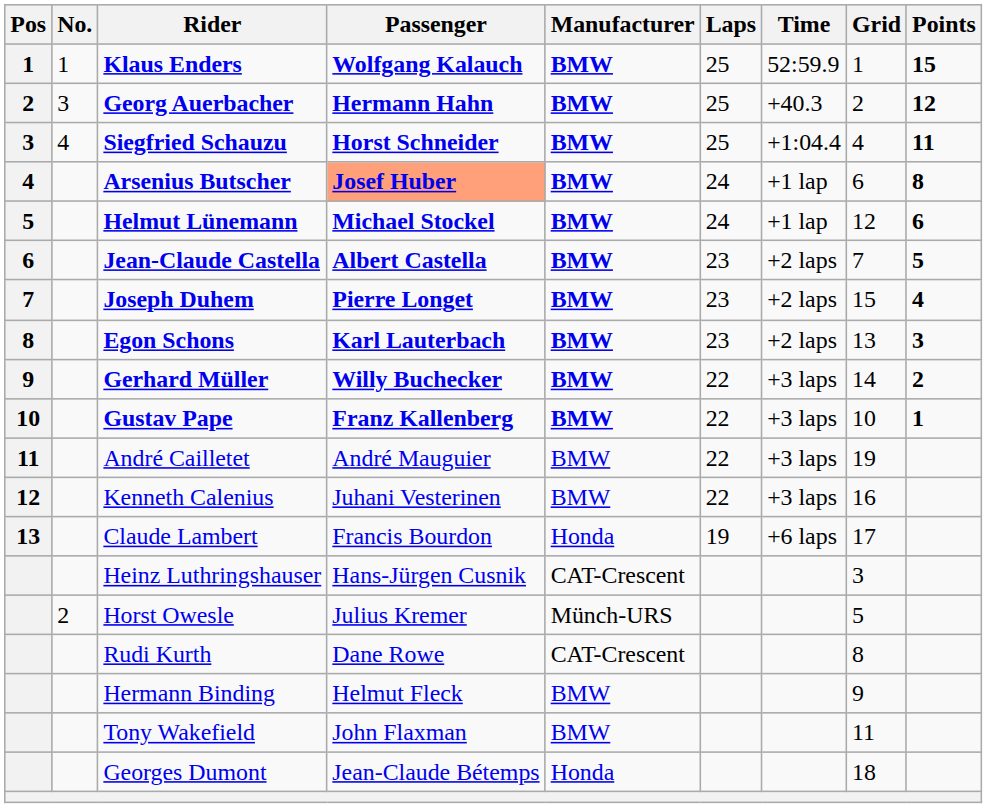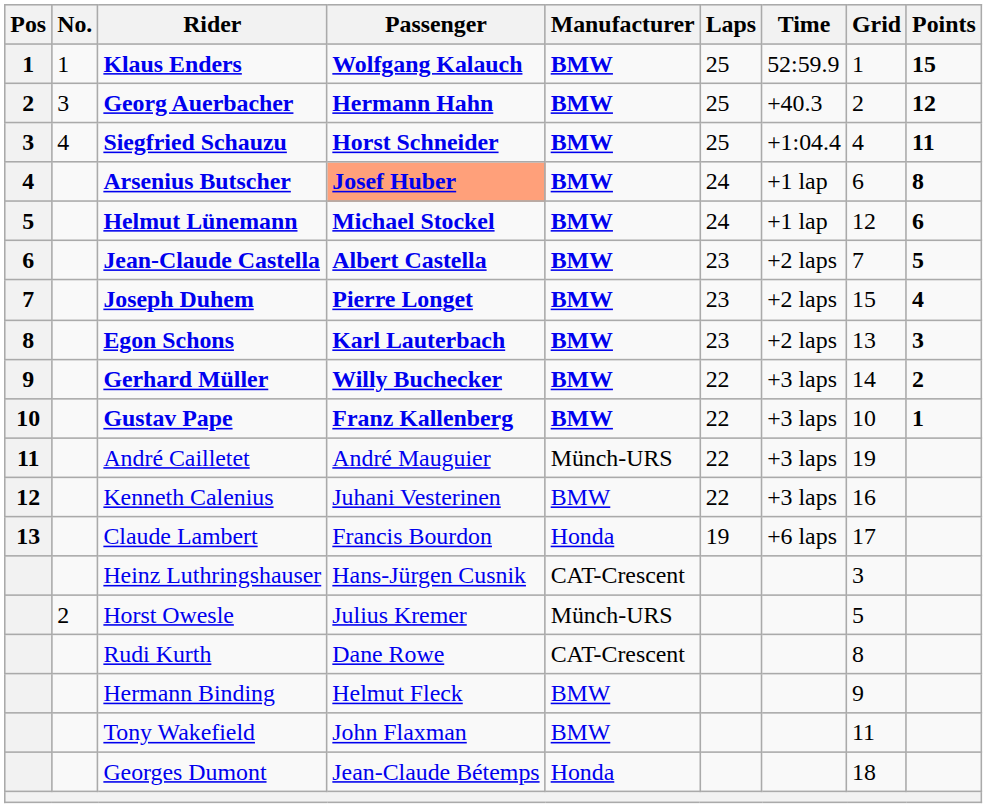(580, 457) BMW -> (612, 457) Münch-URS
